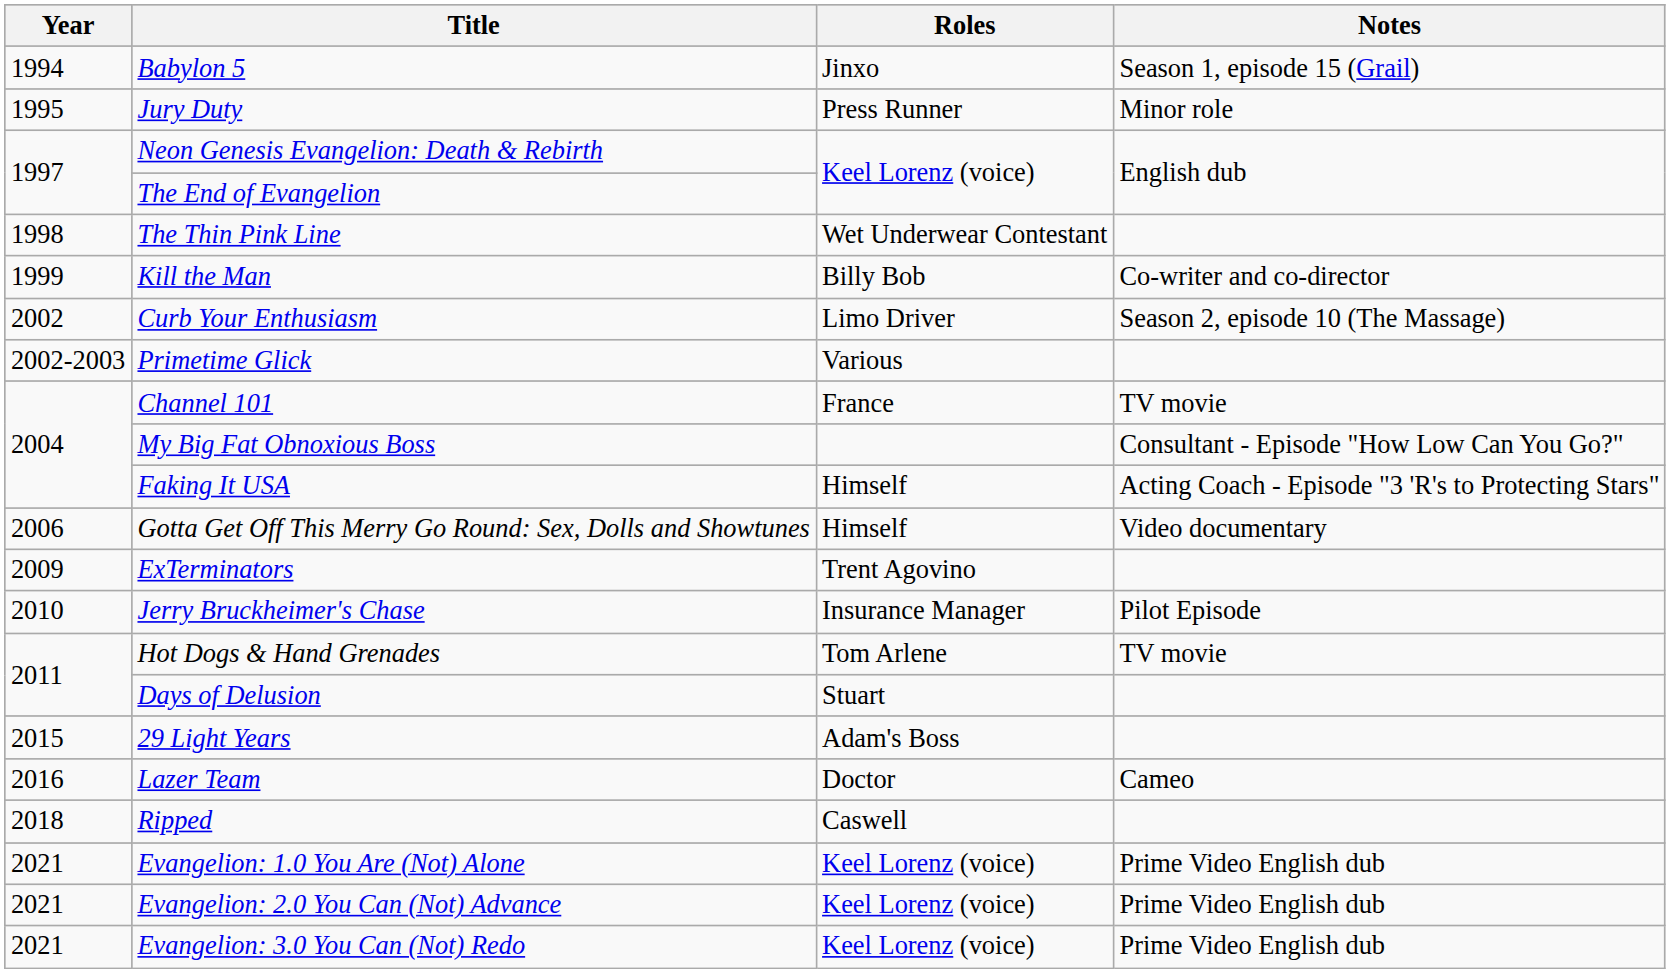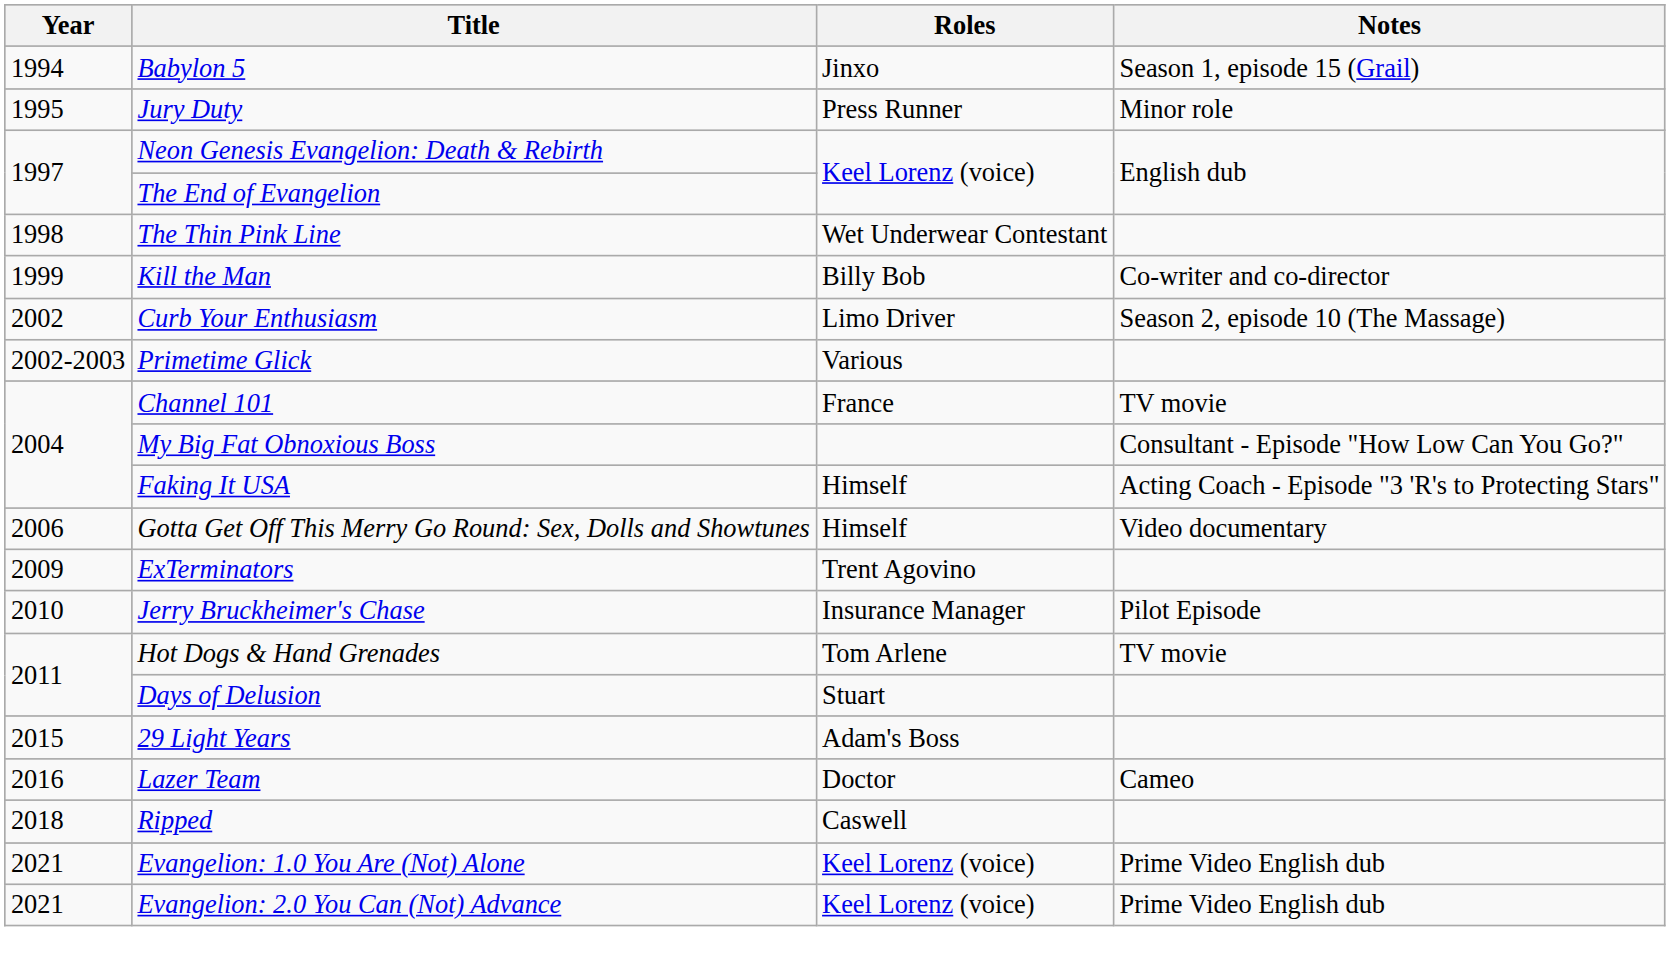- row: (331, 946)
